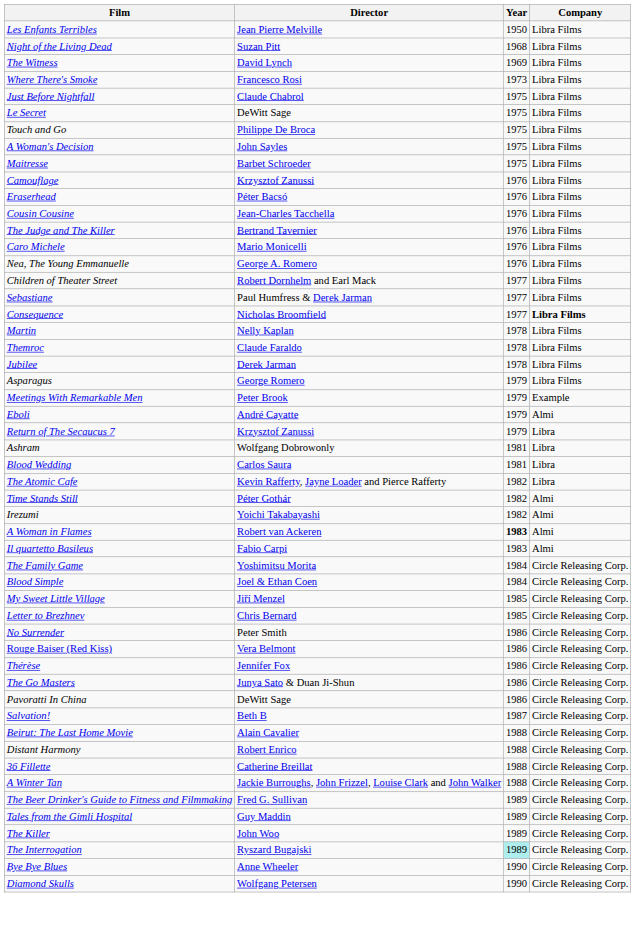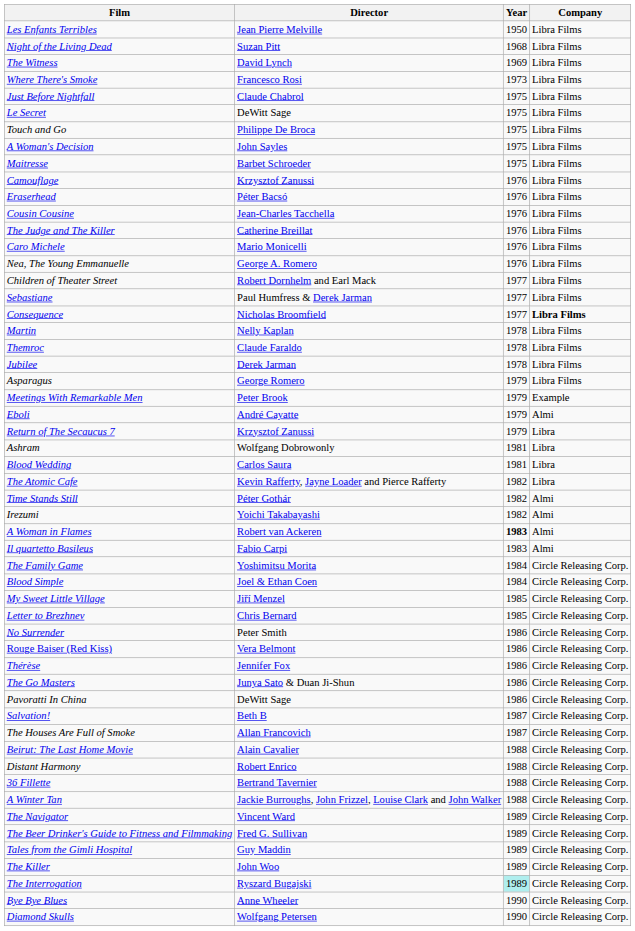(277, 230) Bertrand Tavernier -> (275, 230) Catherine Breillat
+ row: (71, 733)
(275, 766) Catherine Breillat -> (277, 783) Bertrand Tavernier
+ row: (37, 816)
